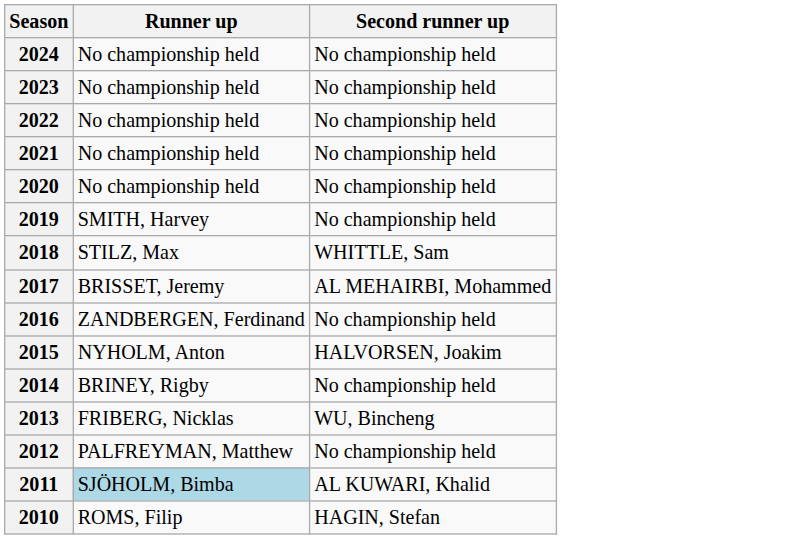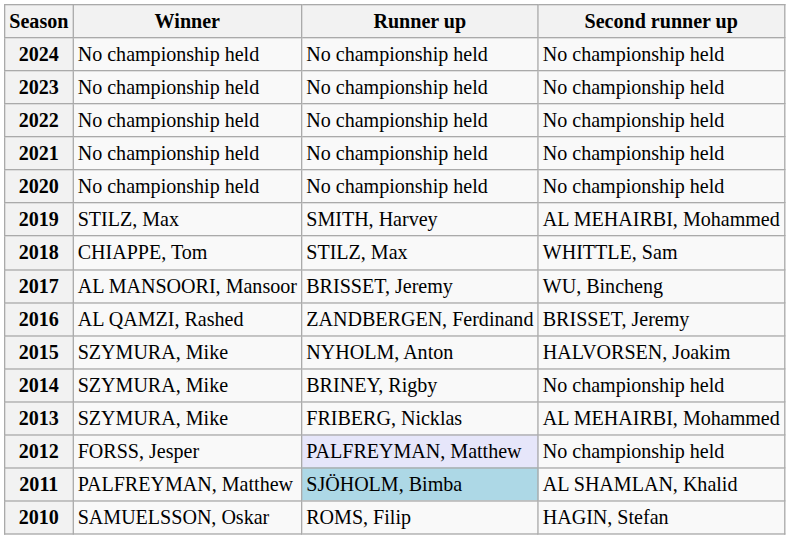+ column: (187, 21)
(405, 219) No championship held -> (661, 219) AL MEHAIRBI, Mohammed
(433, 285) AL MEHAIRBI, Mohammed -> (603, 285) WU, Bincheng
(405, 318) No championship held -> (616, 318) BRISSET, Jeremy
(374, 418) WU, Bincheng -> (661, 418) AL MEHAIRBI, Mohammed
(185, 451) no background -> (414, 451) lavender background
(402, 484) AL KUWARI, Khalid -> (640, 484) AL SHAMLAN, Khalid
